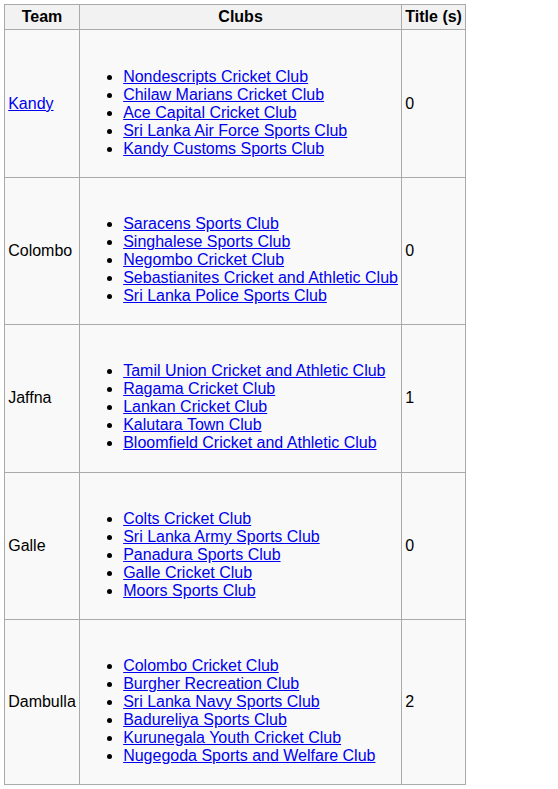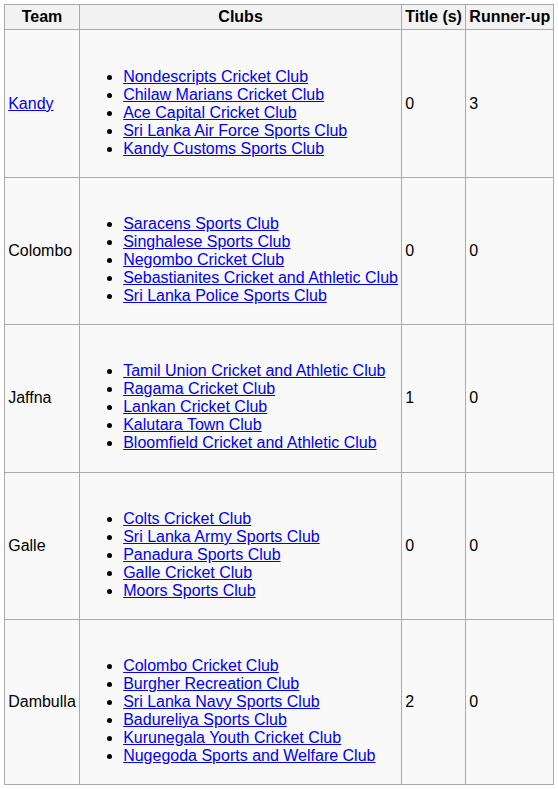+ column: (510, 17)
